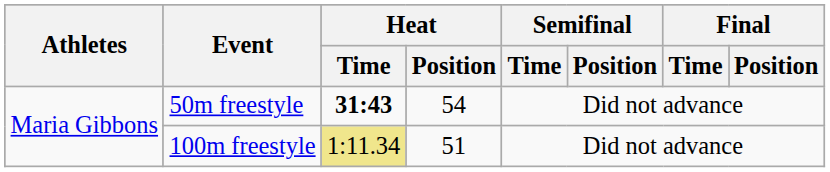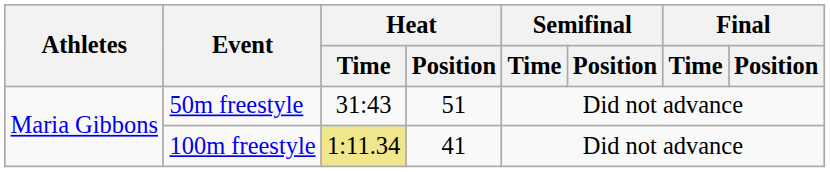(364, 105) bold -> (364, 105) normal
(454, 105) 54 -> (454, 105) 51
(454, 146) 51 -> (454, 146) 41
